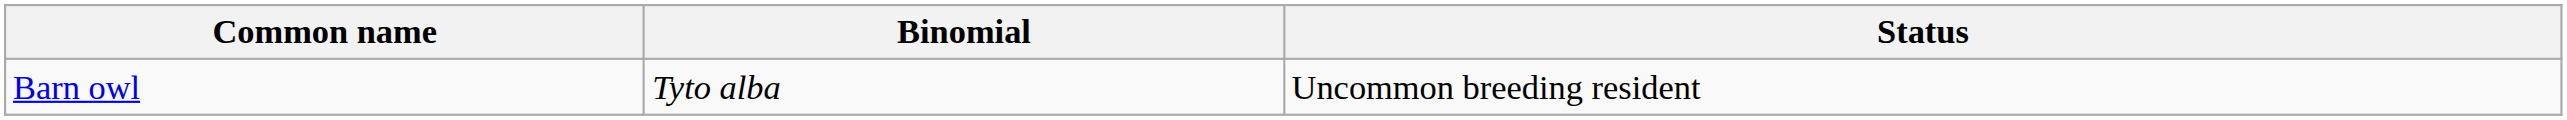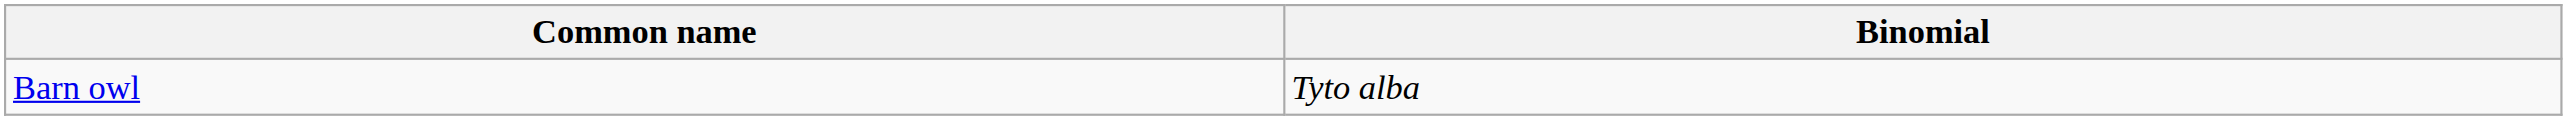- column: (1923, 31)
